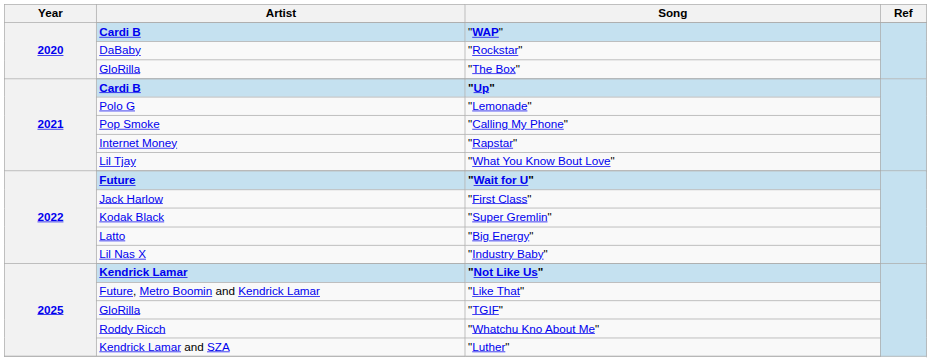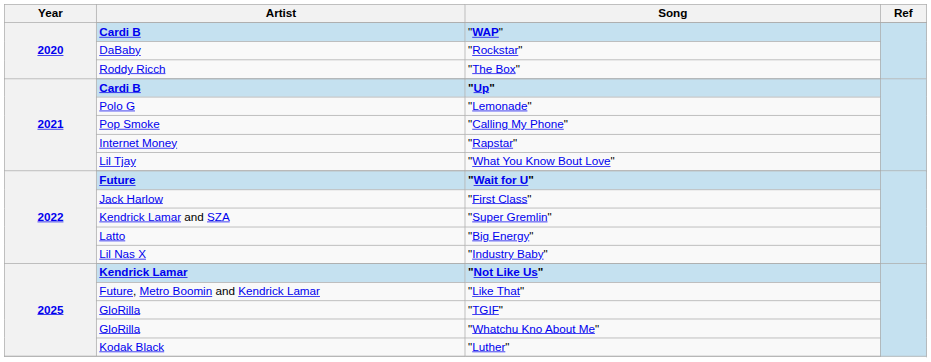(120, 69) GloRilla -> (132, 69) Roddy Ricch
(132, 217) Kodak Black -> (165, 217) Kendrick Lamar and SZA
(132, 328) Roddy Ricch -> (120, 328) GloRilla
(165, 347) Kendrick Lamar and SZA -> (132, 347) Kodak Black
